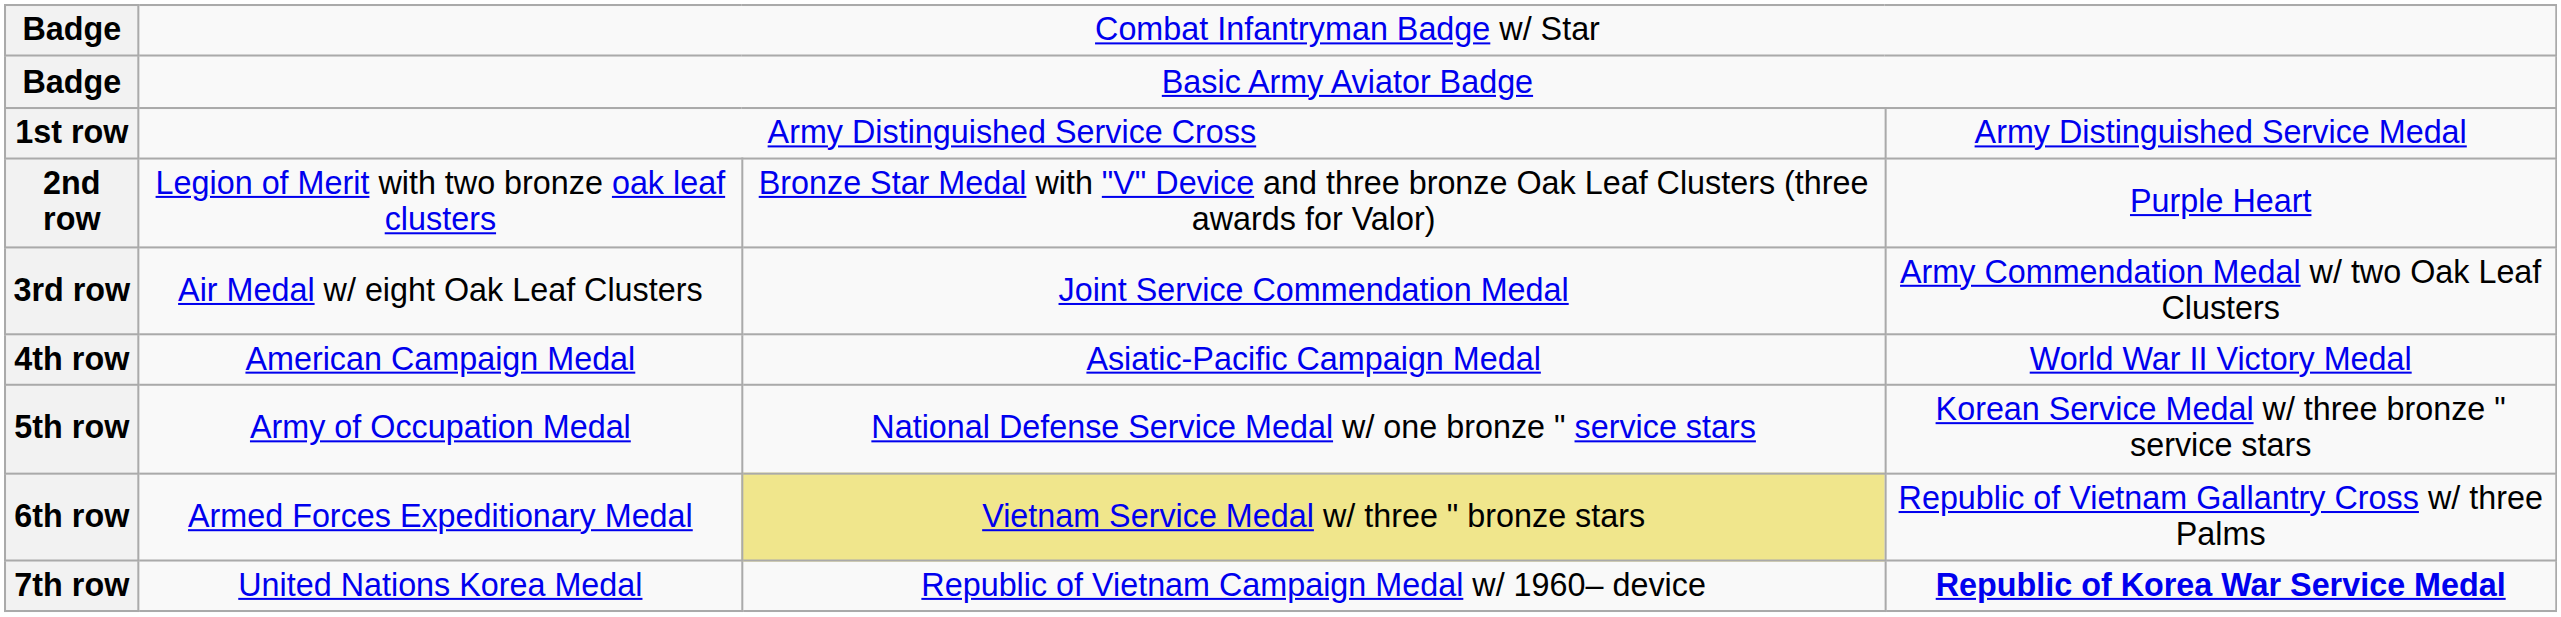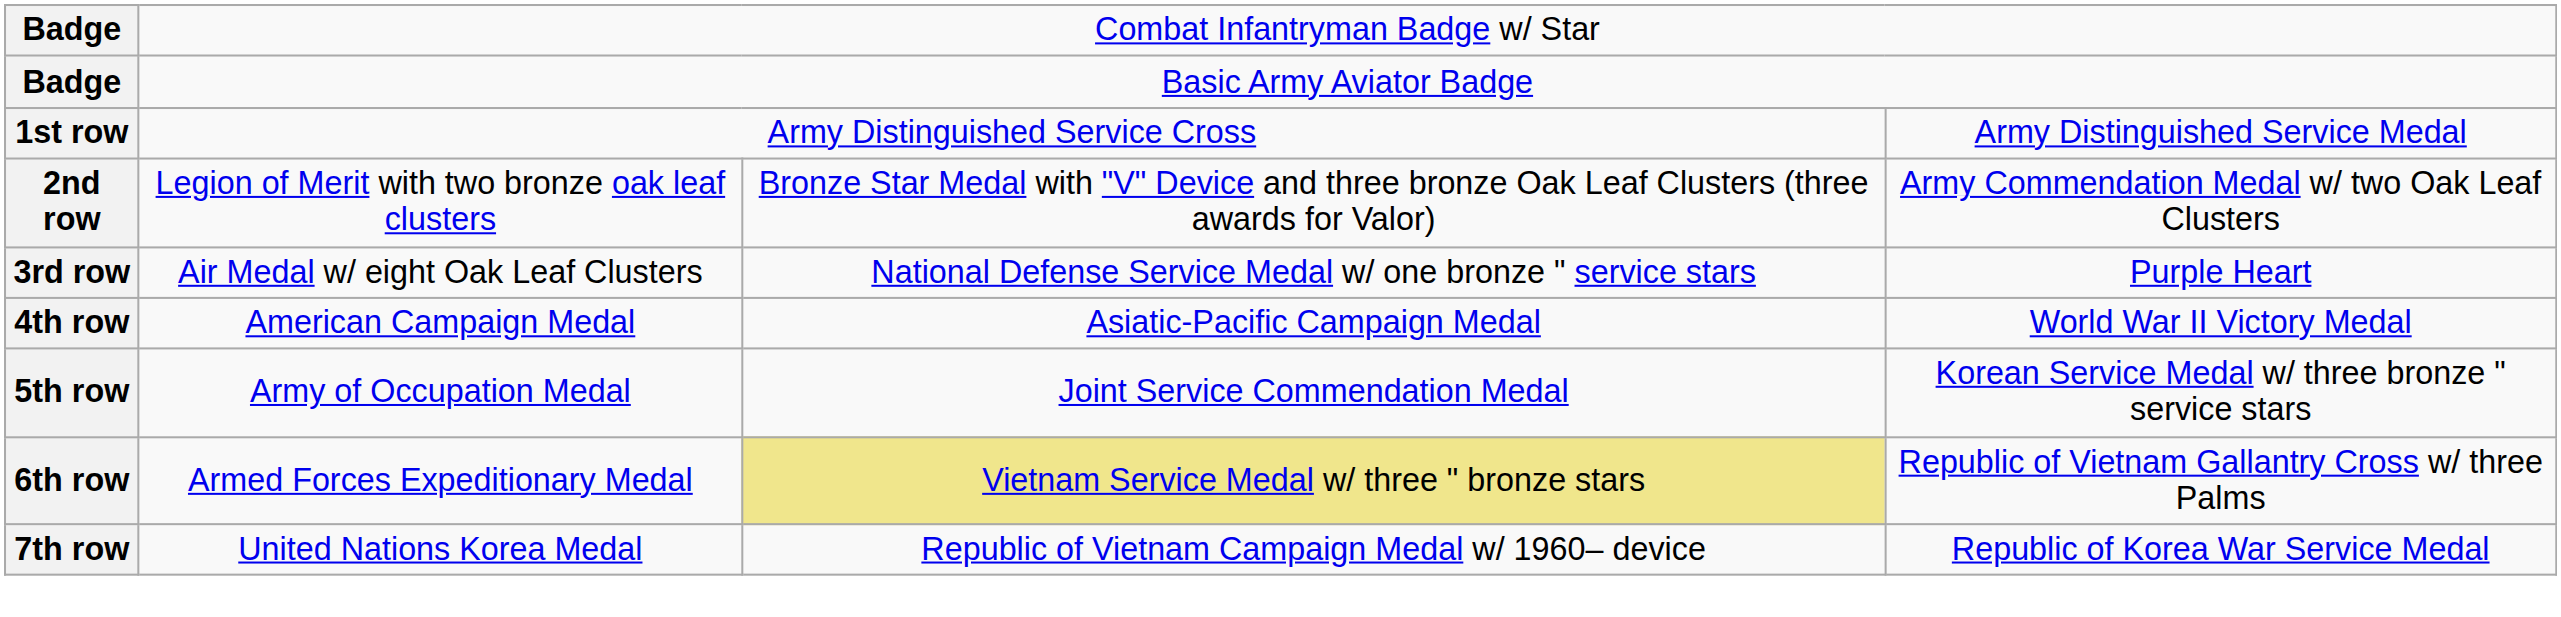(2221, 202) Purple Heart -> (2221, 202) Army Commendation Medal w/ two Oak Leaf Clusters
(1314, 289) Joint Service Commendation Medal -> (1314, 271) National Defense Service Medal w/ one bronze " service stars
(2221, 289) Army Commendation Medal w/ two Oak Leaf Clusters -> (2221, 271) Purple Heart
(1314, 428) National Defense Service Medal w/ one bronze " service stars -> (1314, 392) Joint Service Commendation Medal
(2221, 585) bold -> (2221, 549) normal
